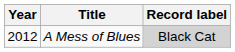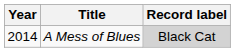(22, 36) 2012 -> (22, 36) 2014
